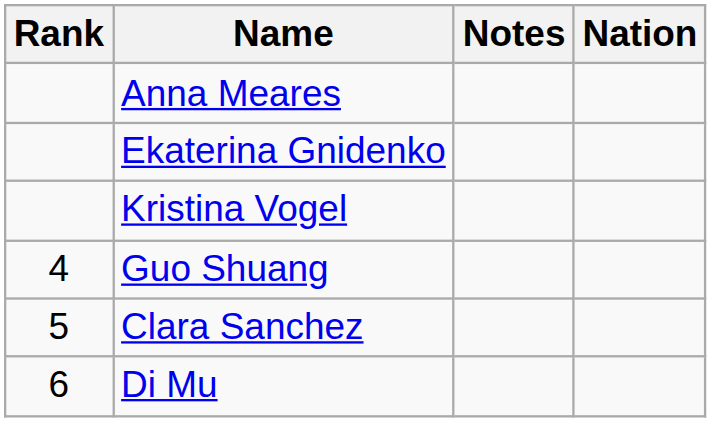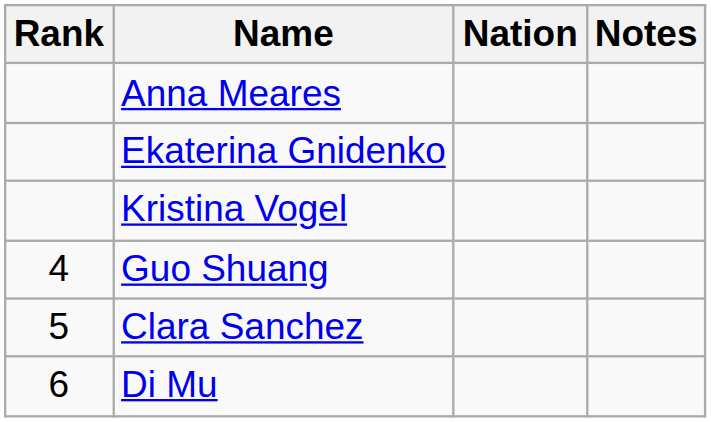columns swapped: (640, 33) <-> (514, 33)
